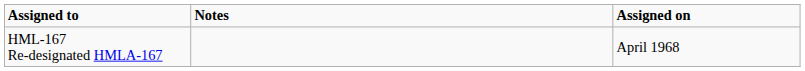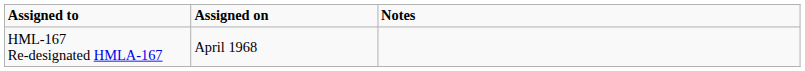columns swapped: (654, 15) <-> (212, 15)
